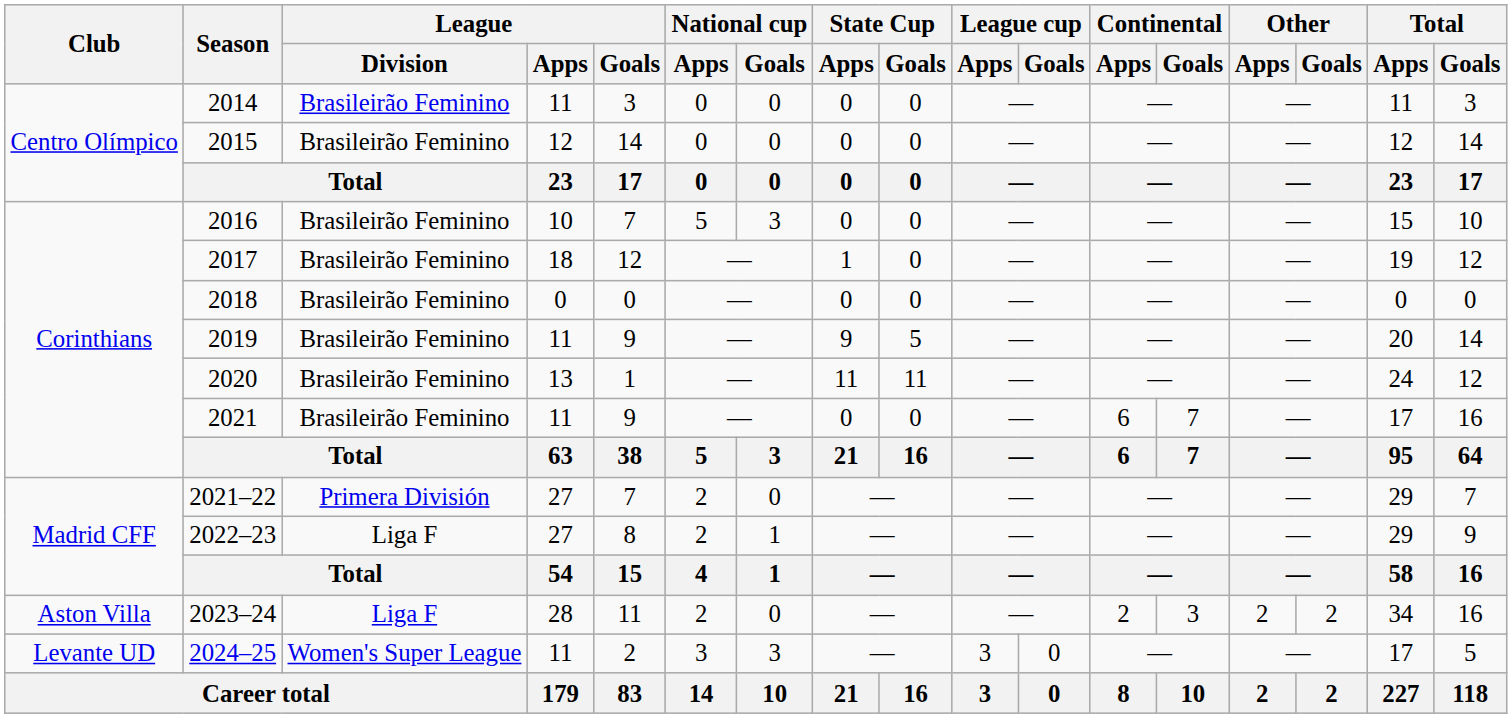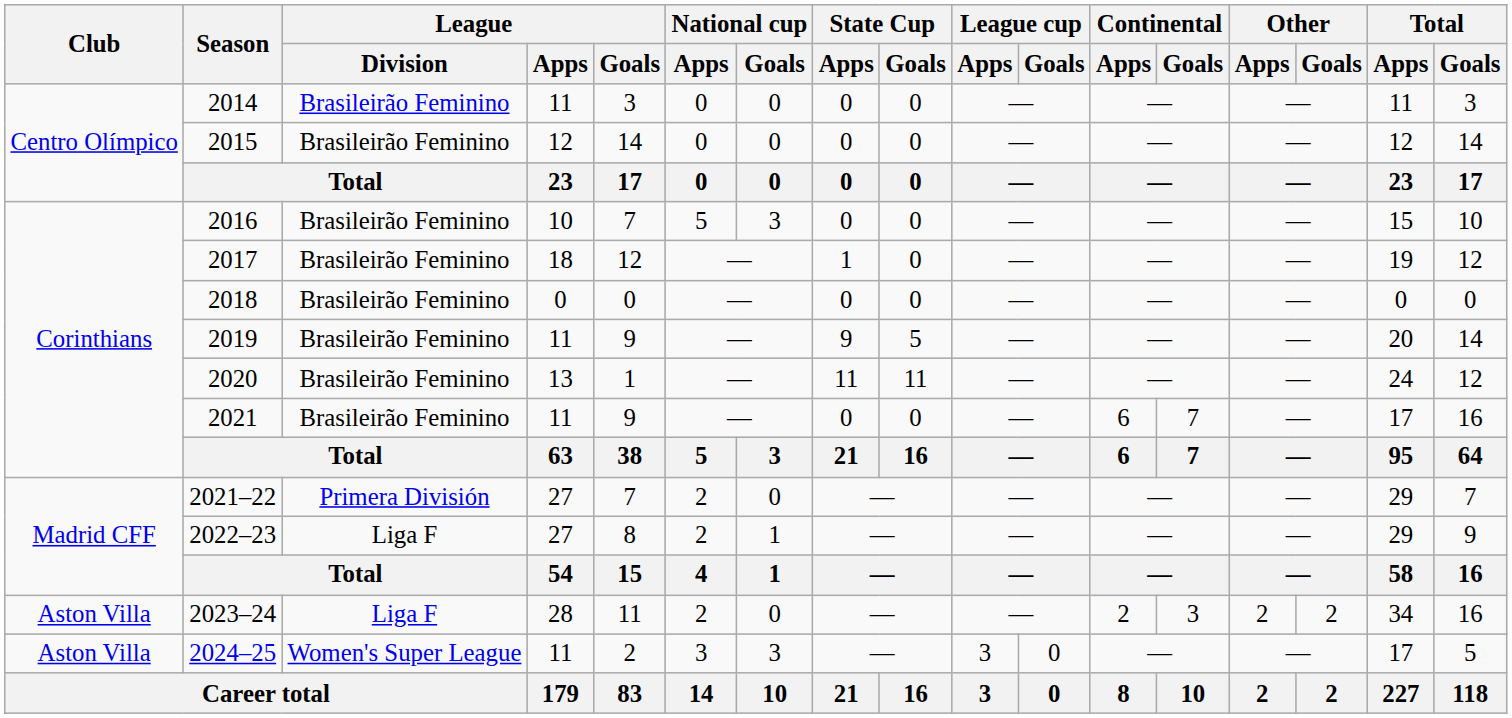(94, 653) Levante UD -> (94, 653) Aston Villa
